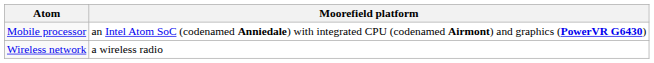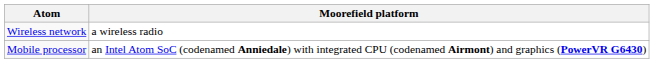rows swapped: (47, 31) <-> (47, 49)
